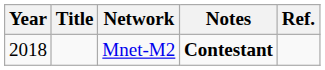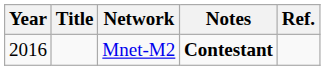(28, 49) 2018 -> (28, 49) 2016
